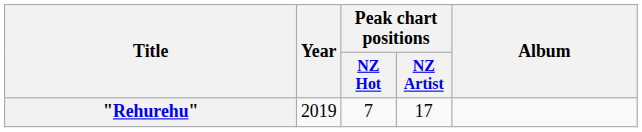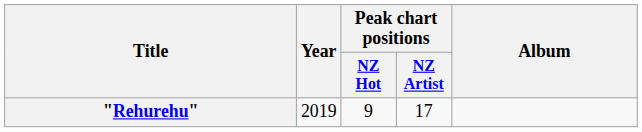(368, 111) 7 -> (368, 111) 9
